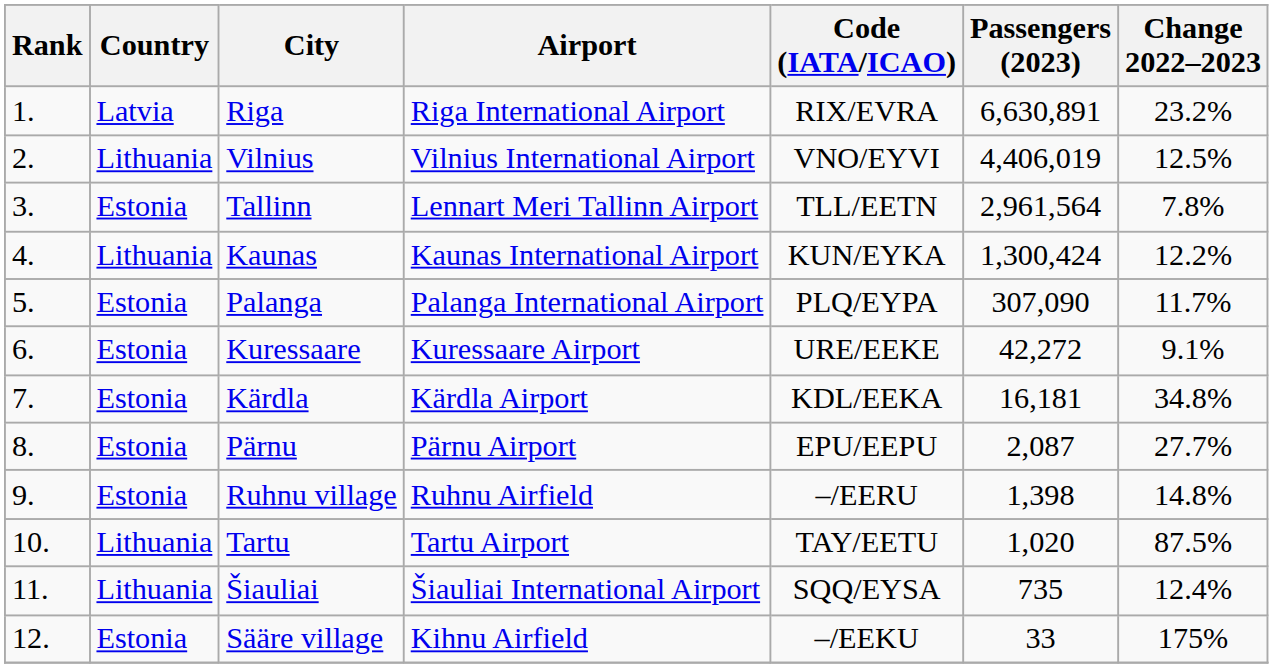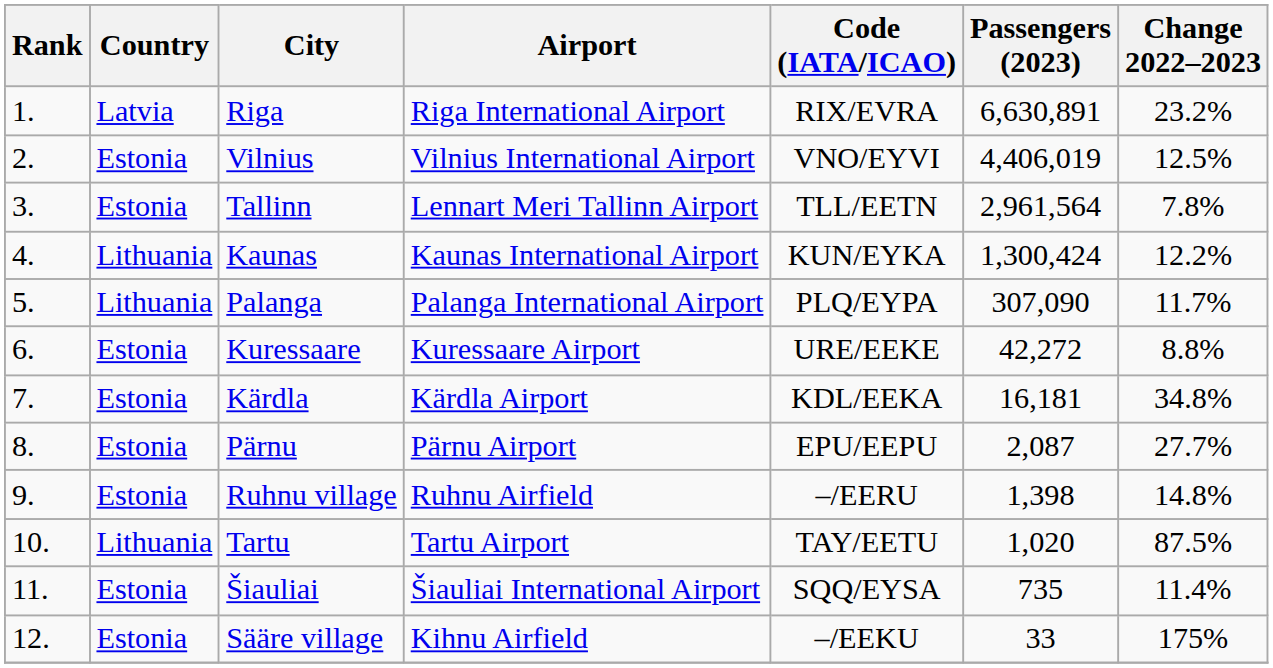(154, 158) Lithuania -> (142, 158) Estonia
(142, 302) Estonia -> (154, 302) Lithuania
(1193, 350) 9.1% -> (1193, 350) 8.8%
(154, 590) Lithuania -> (142, 590) Estonia
(1193, 590) 12.4% -> (1193, 590) 11.4%
